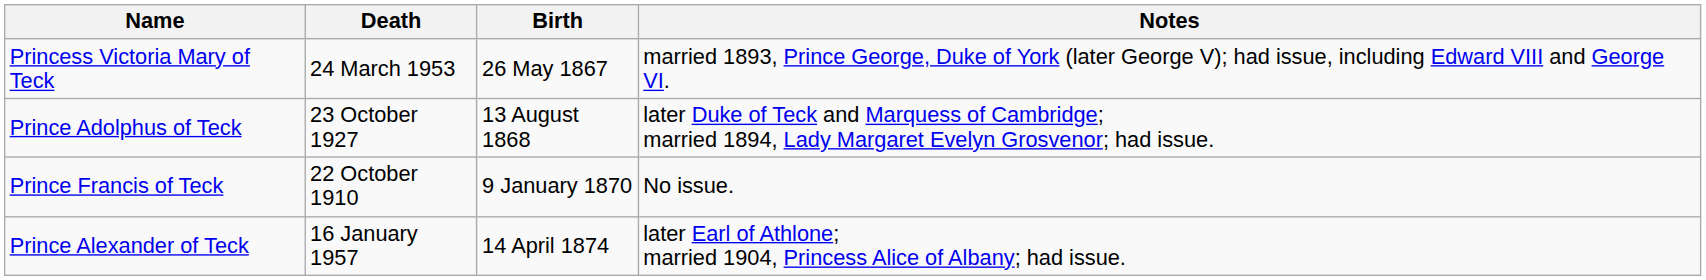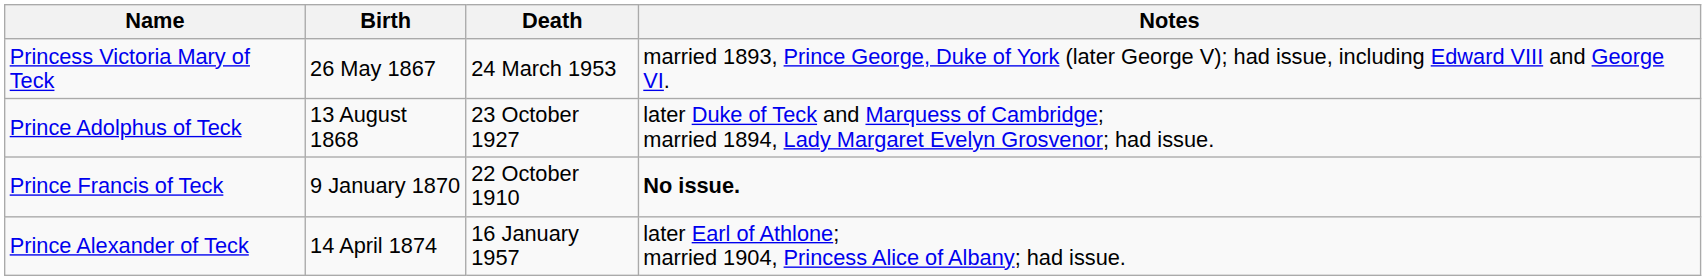columns swapped: (558, 21) <-> (391, 21)
(689, 186) normal -> (692, 186) bold
